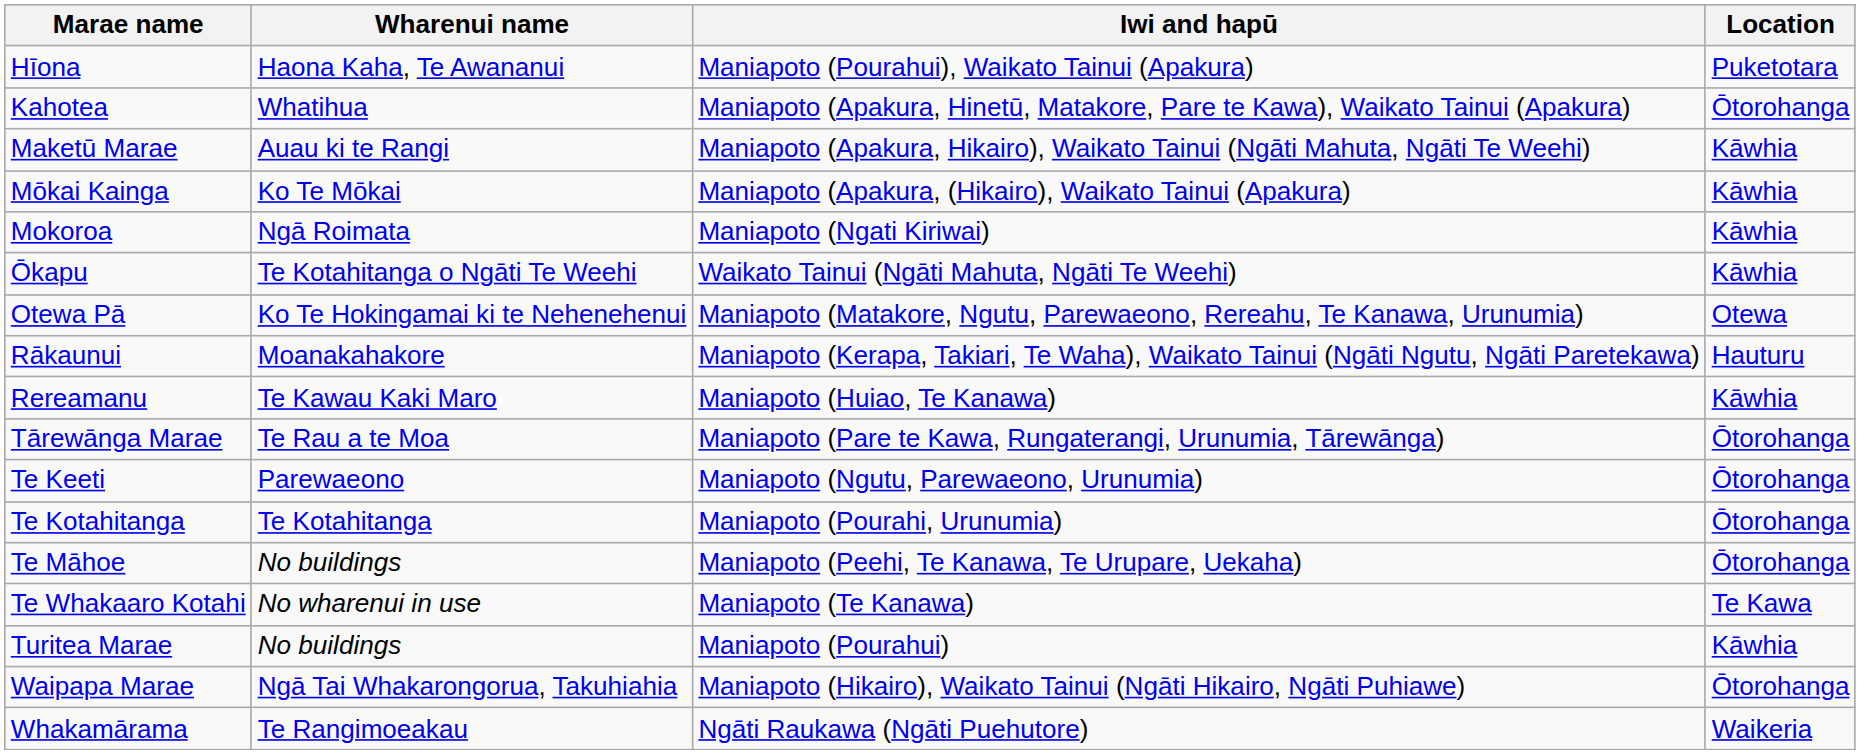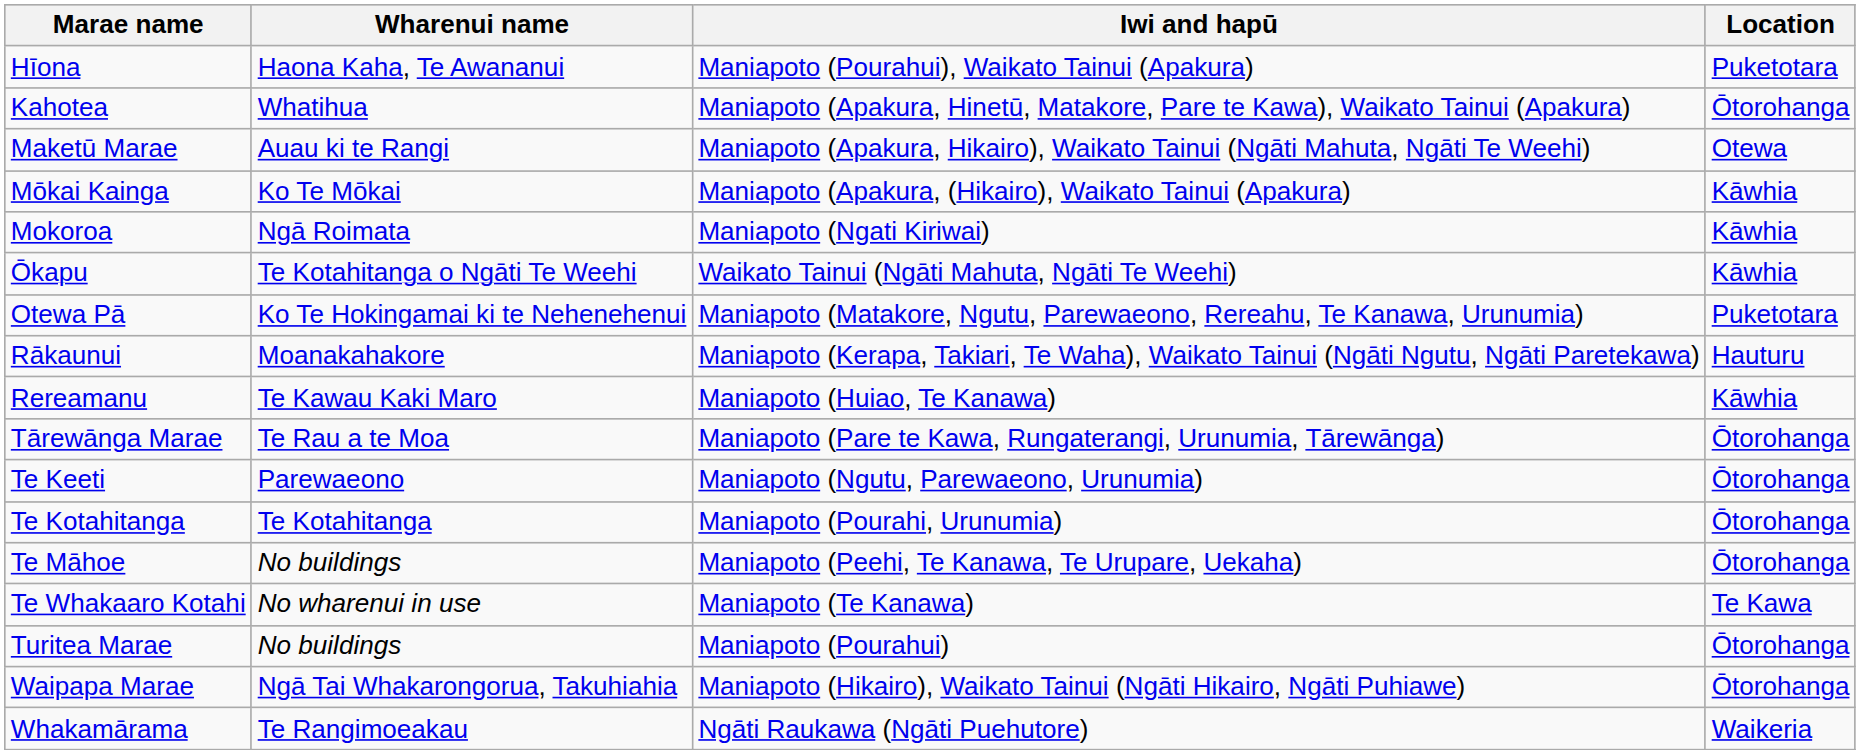(1754, 149) Kāwhia -> (1749, 149) Otewa
(1749, 314) Otewa -> (1775, 314) Puketotara
(1754, 645) Kāwhia -> (1781, 645) Ōtorohanga
